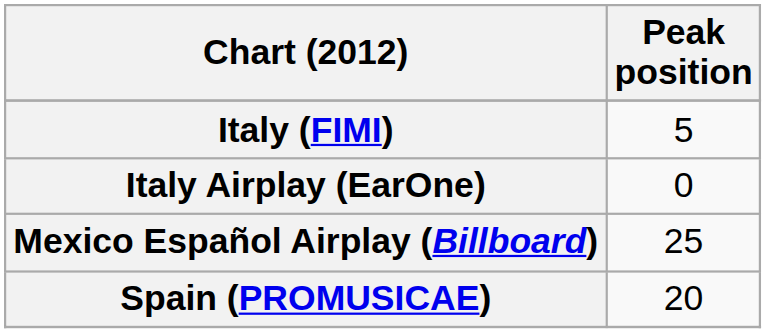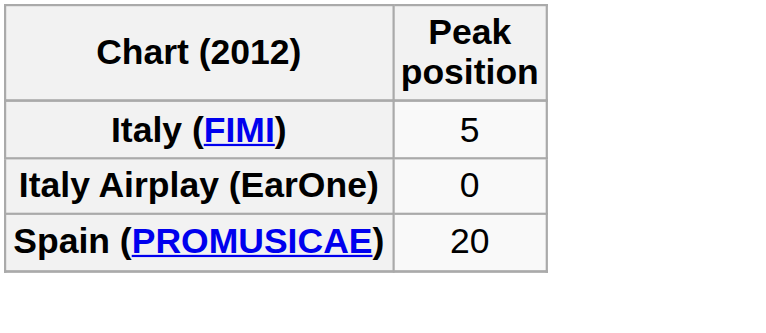- row: (306, 241)
